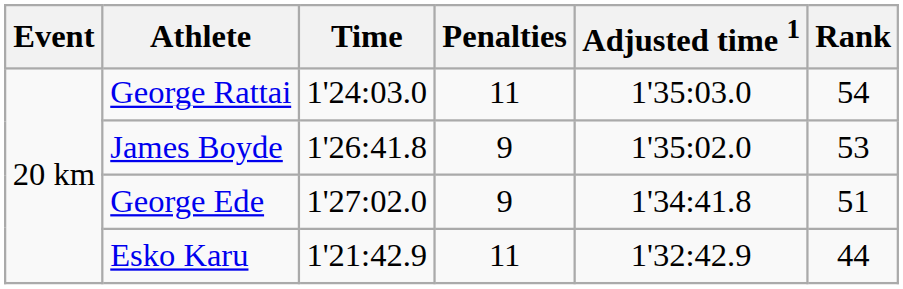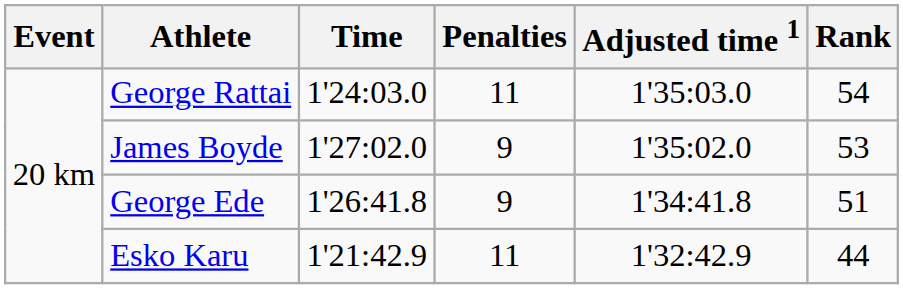(367, 147) 1'26:41.8 -> (367, 147) 1'27:02.0
(367, 201) 1'27:02.0 -> (367, 201) 1'26:41.8
